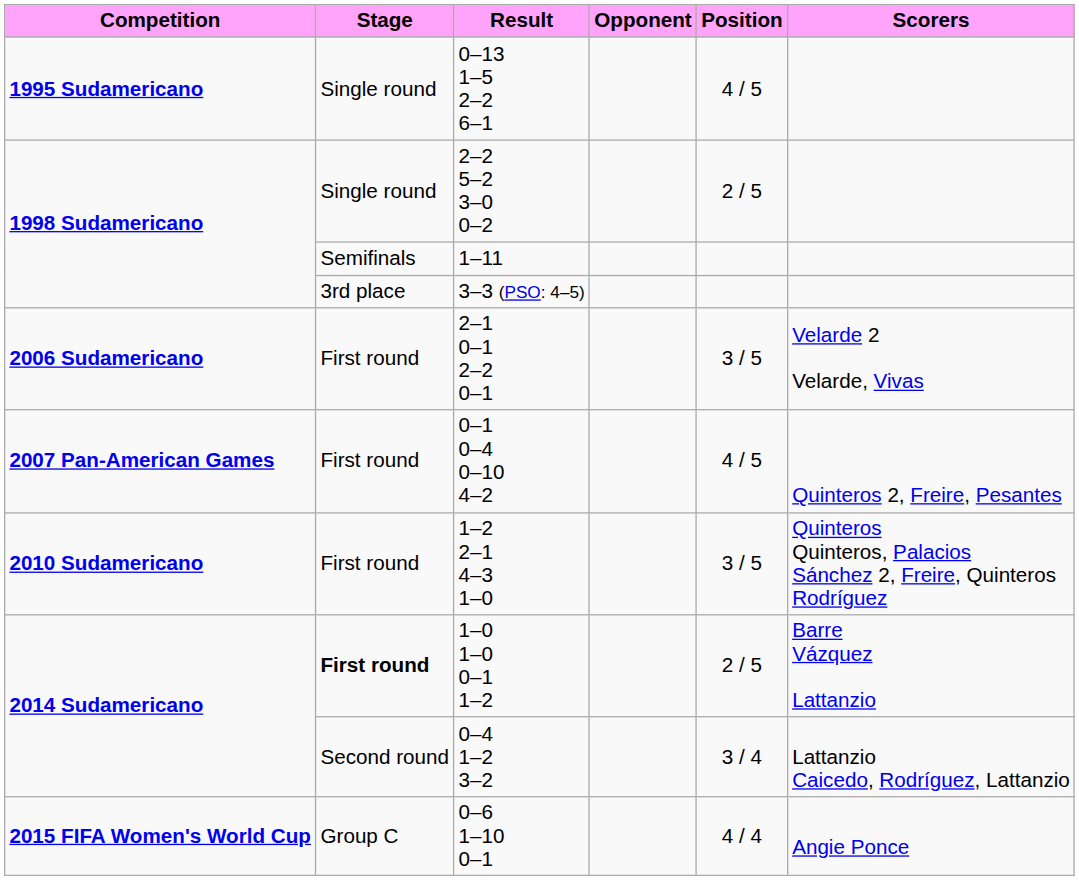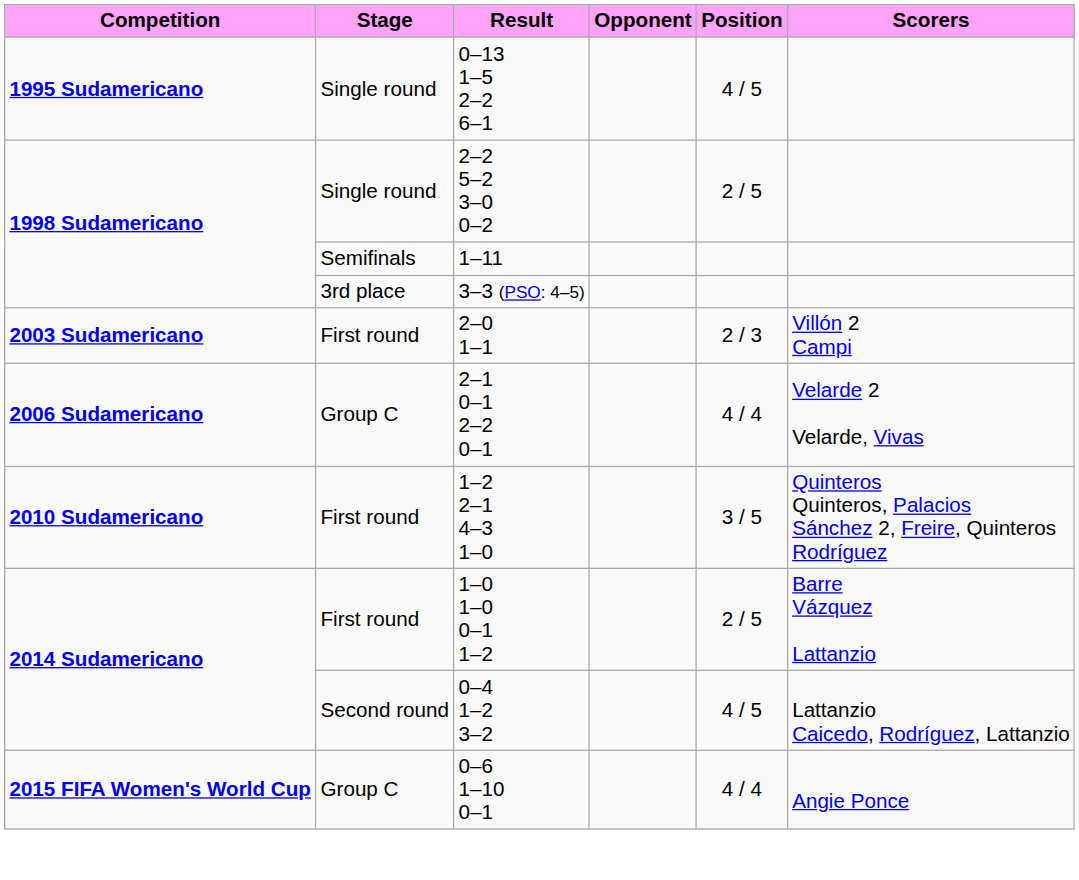+ row: (476, 335)
(370, 358) First round -> (359, 414) Group C
(742, 358) 3 / 5 -> (742, 414) 4 / 4
- row: (481, 461)
(375, 665) bold -> (370, 619) normal
(742, 756) 3 / 4 -> (742, 710) 4 / 5
